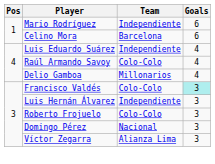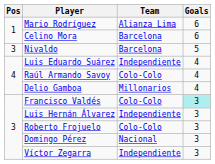(150, 24) Independiente -> (147, 24) Alianza Lima
+ row: (41, 50)
(147, 140) Alianza Lima -> (150, 153) Independiente
